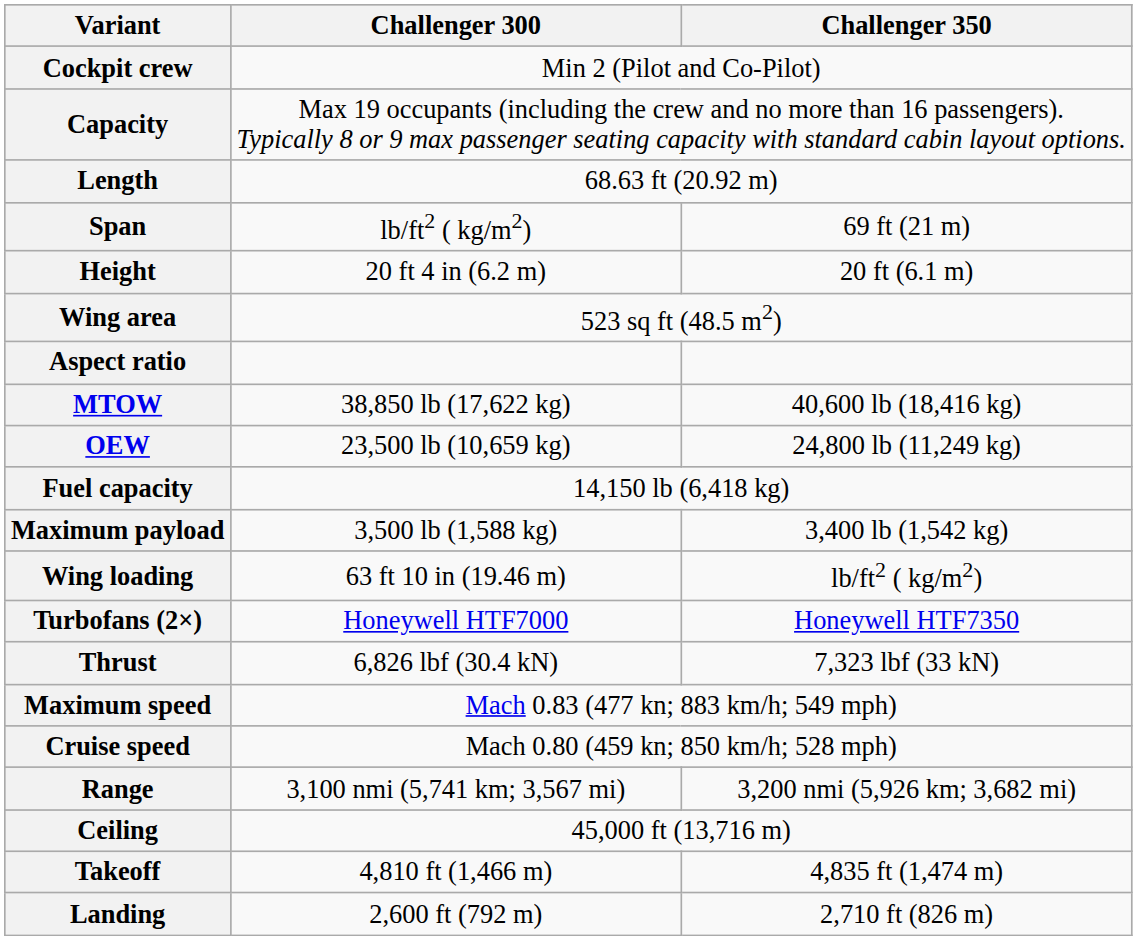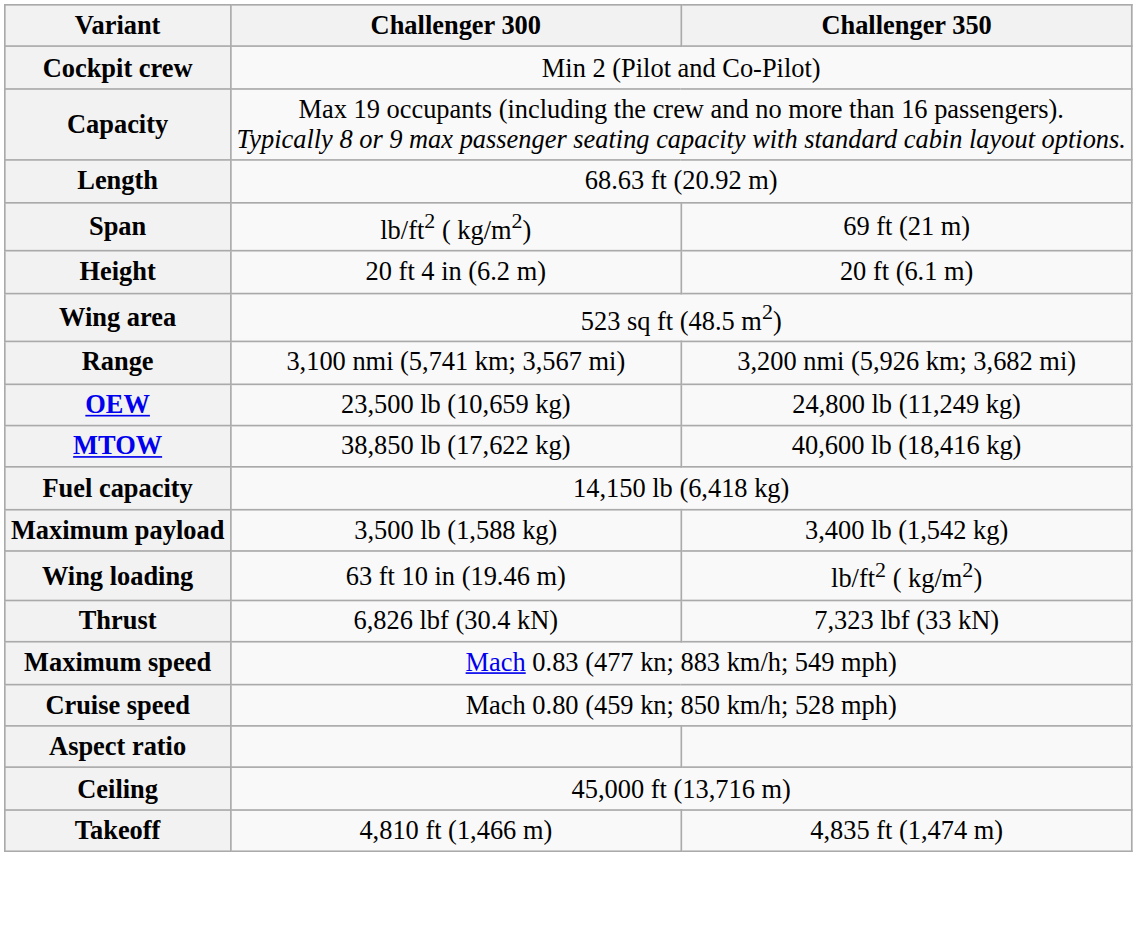rows swapped: (118, 362) <-> (118, 788)
rows swapped: (118, 404) <-> (118, 446)
- row: (118, 620)
- row: (118, 913)
